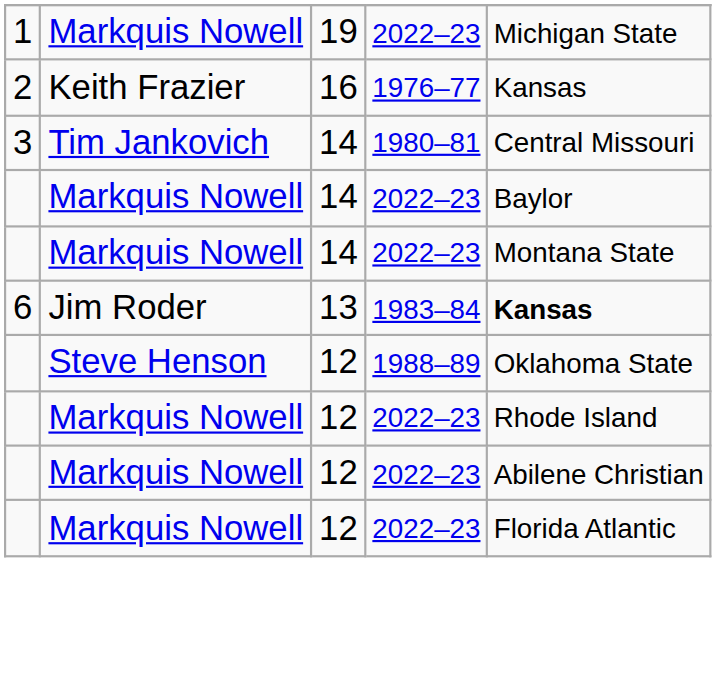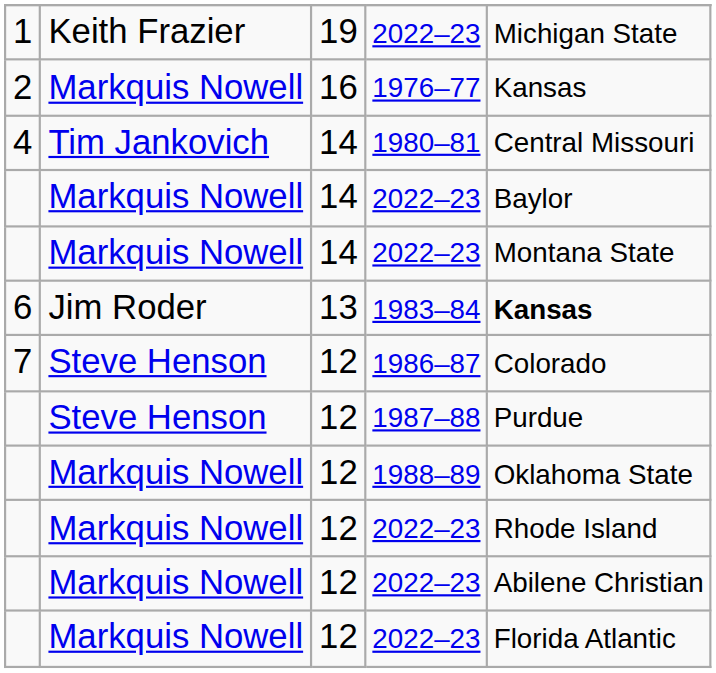(176, 32) Markquis Nowell -> (147, 32) Keith Frazier
(147, 87) Keith Frazier -> (176, 87) Markquis Nowell
(23, 142) 3 -> (23, 142) 4
+ row: (338, 362)
+ row: (338, 417)
(157, 362) Steve Henson -> (176, 472) Markquis Nowell
